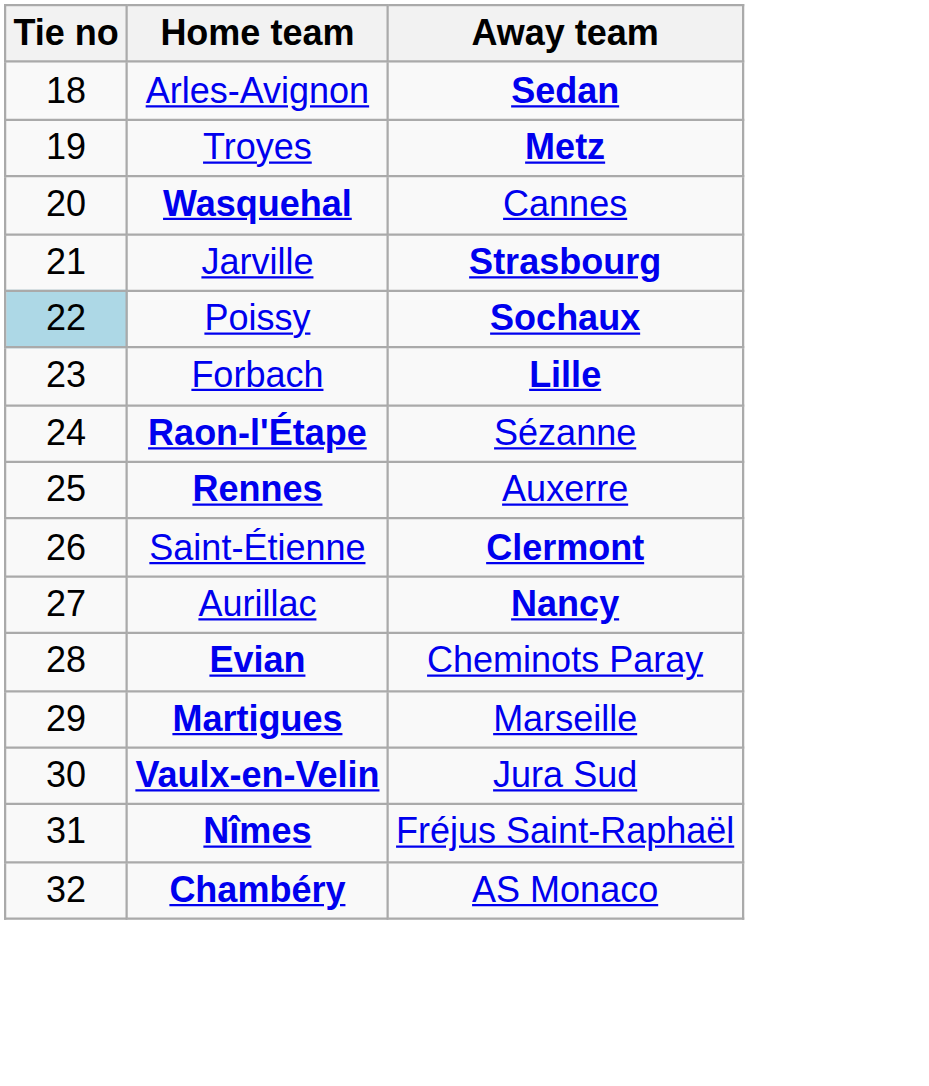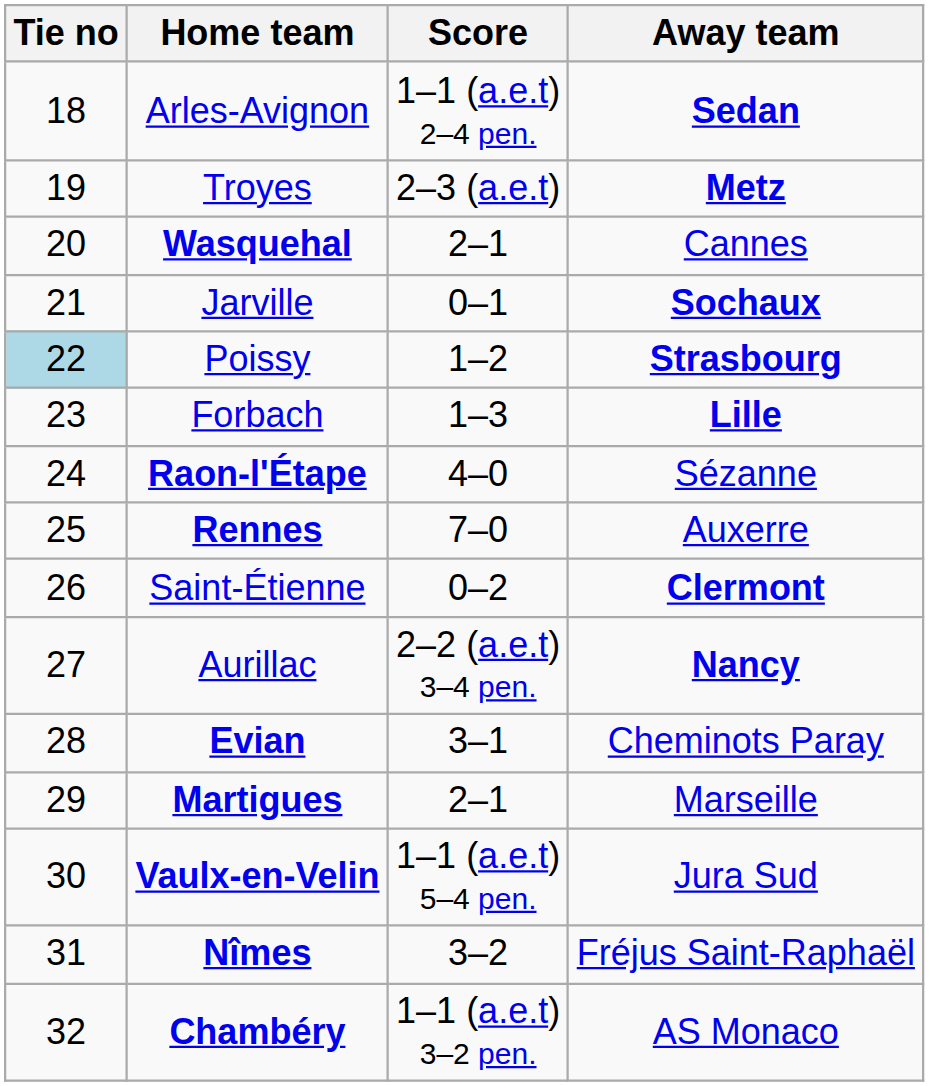+ column: (478, 33)
(565, 261) Strasbourg -> (746, 301) Sochaux
(565, 318) Sochaux -> (746, 359) Strasbourg
